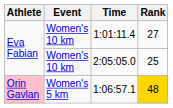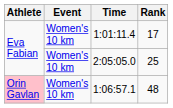(153, 35) 27 -> (153, 35) 17
(67, 90) Women's 5 km -> (67, 90) Women's 10 km
(153, 90) gold background -> (153, 90) no background
